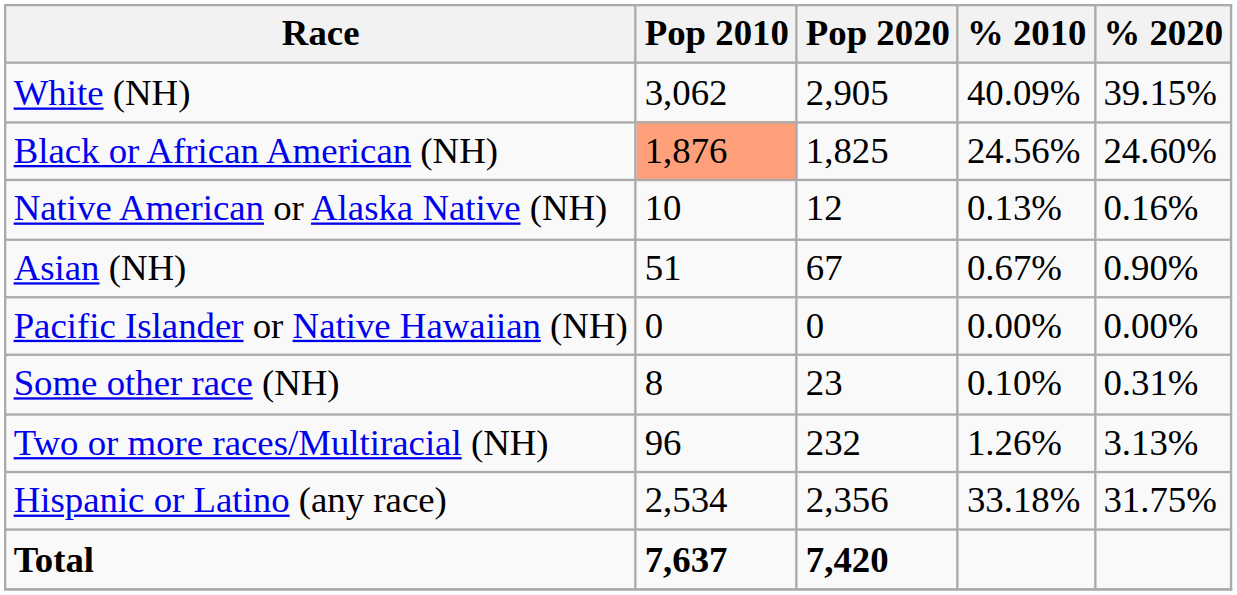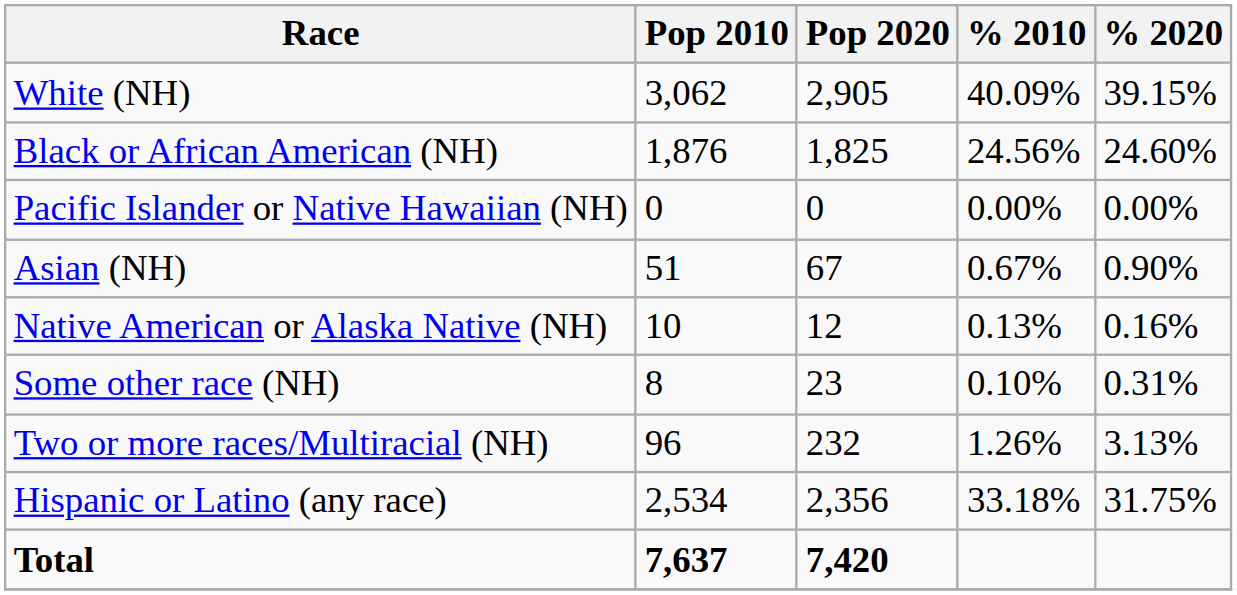(686, 150) lightsalmon background -> (686, 150) no background
rows swapped: (310, 208) <-> (321, 325)
